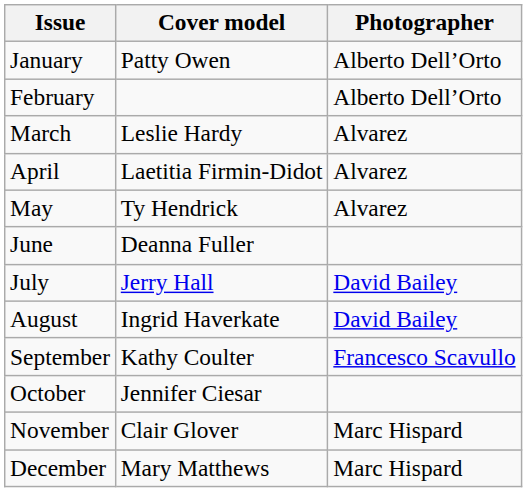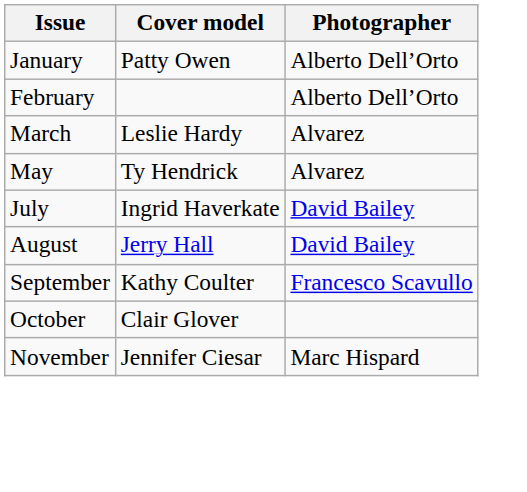- row: (35, 171)
- row: (32, 245)
(167, 282) Jerry Hall -> (200, 208) Ingrid Haverkate
(200, 319) Ingrid Haverkate -> (167, 245) Jerry Hall
(191, 393) Jennifer Ciesar -> (179, 319) Clair Glover
(179, 430) Clair Glover -> (191, 356) Jennifer Ciesar
- row: (58, 467)
